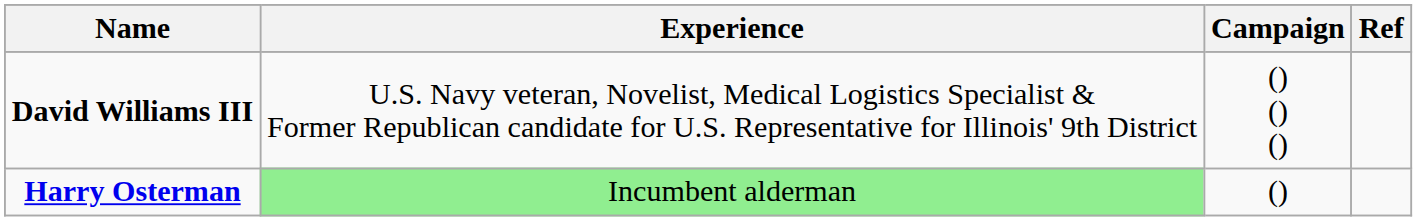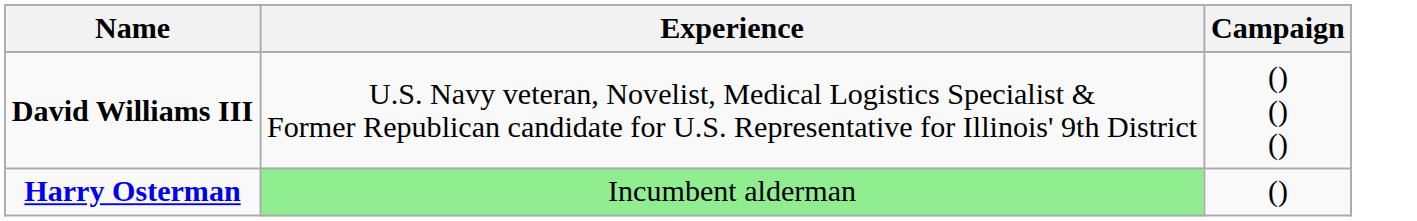- column: (1381, 28)
